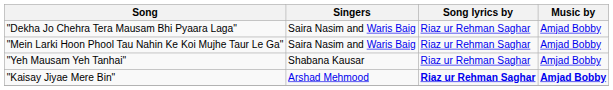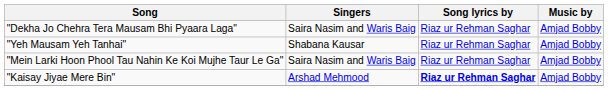rows swapped: (145, 45) <-> (66, 61)
(573, 77) bold -> (571, 77) normal
